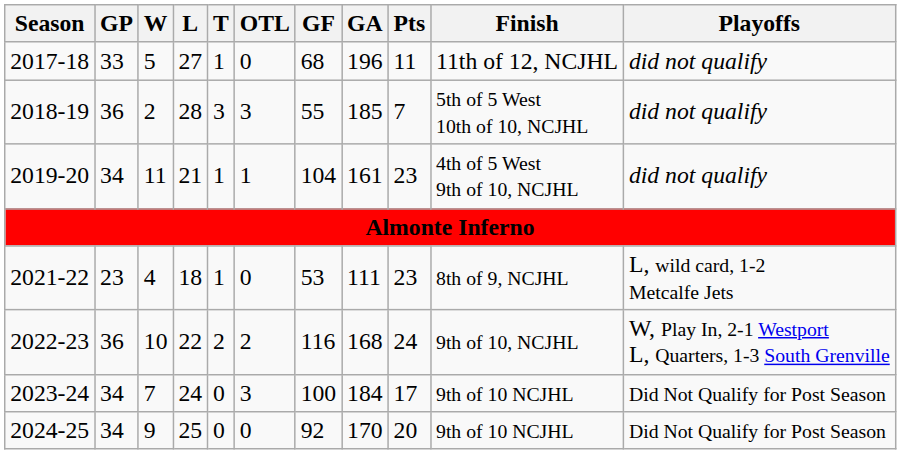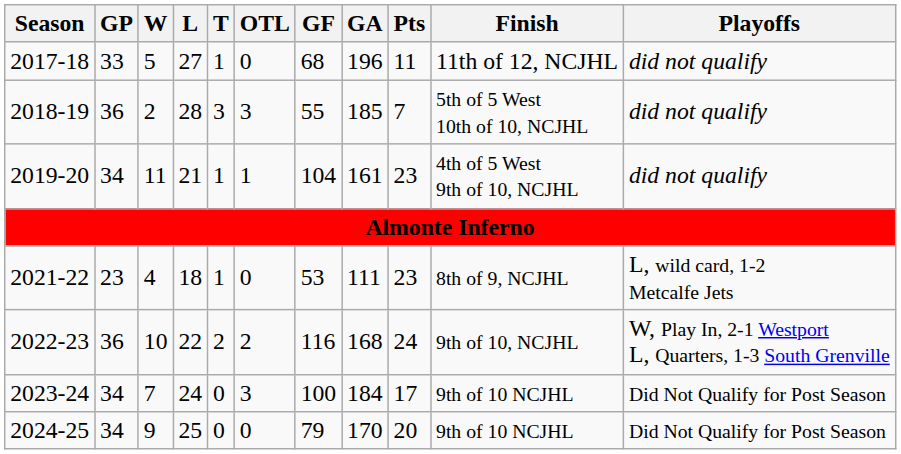(313, 430) 92 -> (313, 430) 79
